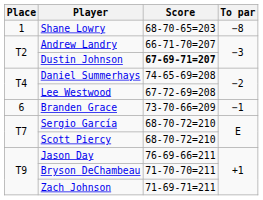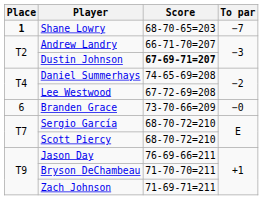(21, 28) normal -> (21, 28) bold
(238, 28) −8 -> (238, 28) −7
(238, 108) −1 -> (238, 108) −0
